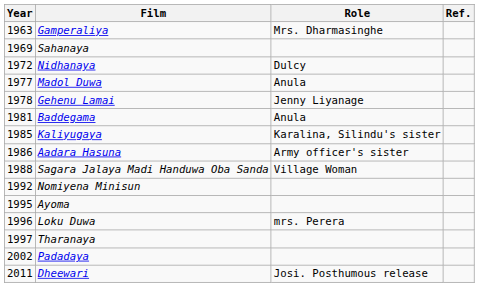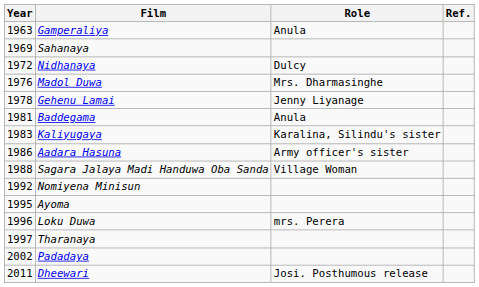(328, 30) Mrs. Dharmasinghe -> (290, 30) Anula
(20, 83) 1977 -> (20, 83) 1976
(290, 83) Anula -> (328, 83) Mrs. Dharmasinghe
(20, 135) 1985 -> (20, 135) 1983
